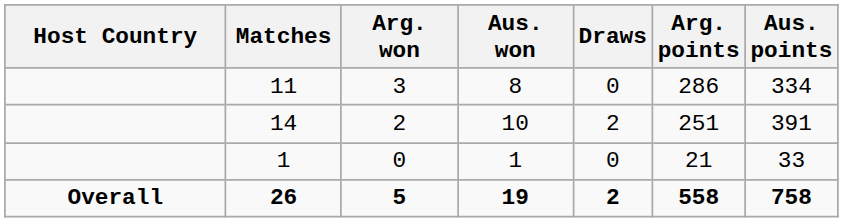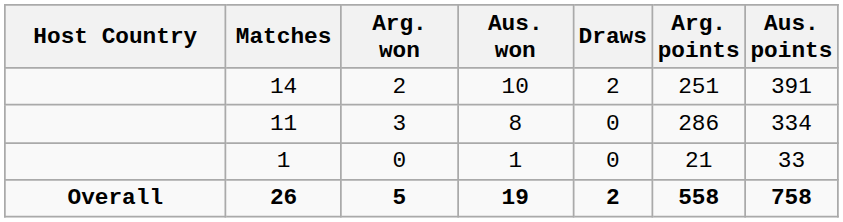rows swapped: (284, 87) <-> (284, 124)
